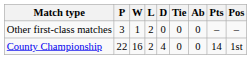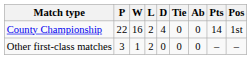rows swapped: (54, 46) <-> (59, 29)
